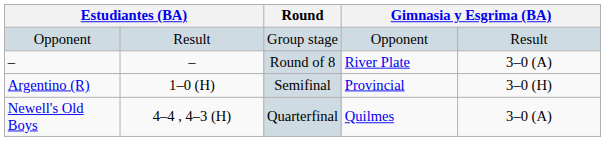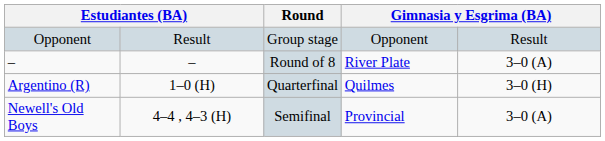(303, 85) Semifinal -> (303, 85) Quarterfinal
(375, 85) Provincial -> (369, 85) Quilmes
(303, 116) Quarterfinal -> (303, 116) Semifinal
(369, 116) Quilmes -> (375, 116) Provincial
